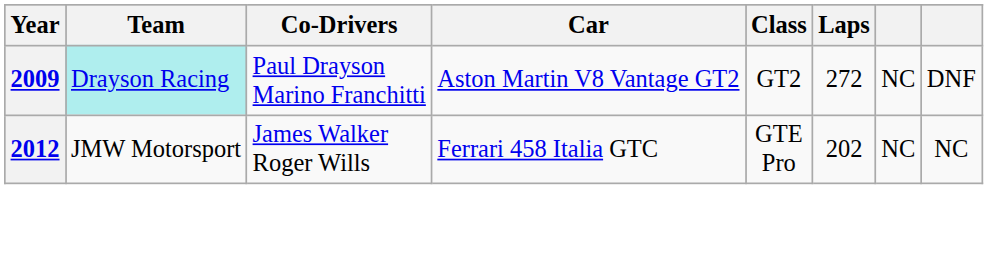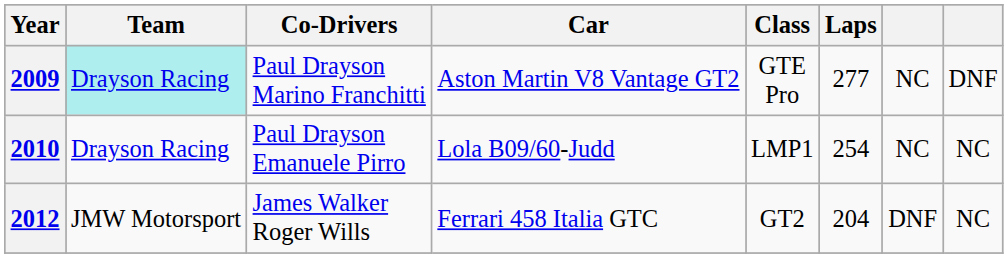(779, 79) GT2 -> (782, 79) GTE Pro
(844, 79) 272 -> (851, 79) 277
+ row: (35, 149)
(779, 149) GTE Pro -> (782, 218) GT2
(844, 149) 202 -> (851, 218) 204
(898, 149) NC -> (913, 218) DNF
